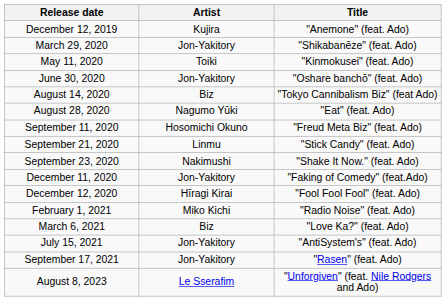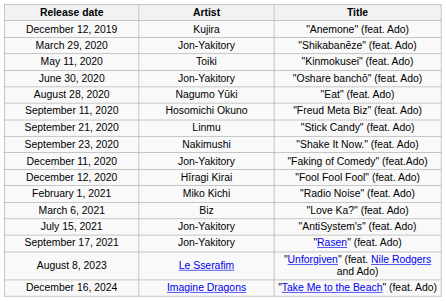- row: (72, 95)
+ row: (72, 288)
